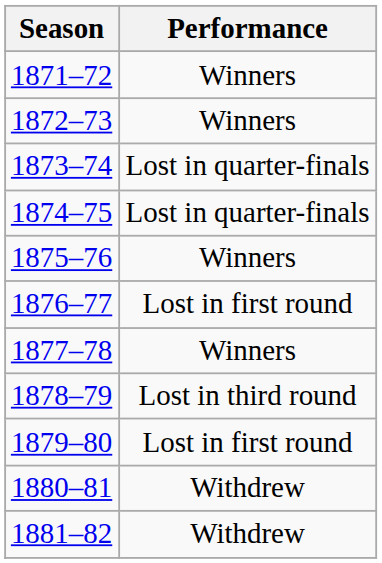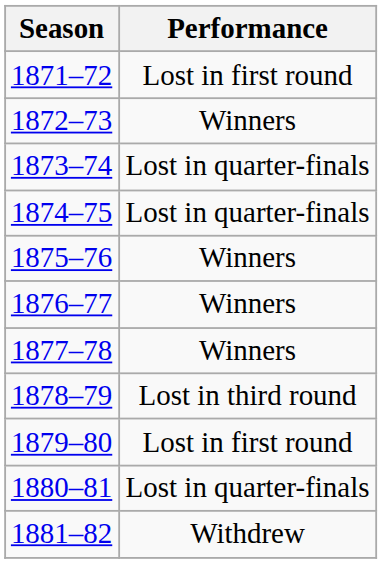(248, 74) Winners -> (248, 74) Lost in first round
(248, 303) Lost in first round -> (248, 303) Winners
(248, 487) Withdrew -> (248, 487) Lost in quarter-finals
